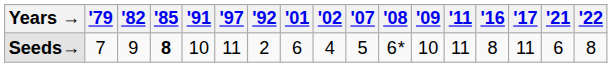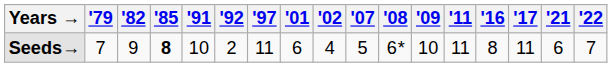columns swapped: (264, 18) <-> (232, 18)
(591, 47) 8 -> (591, 47) 7
